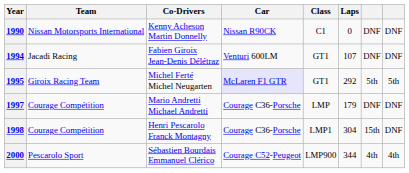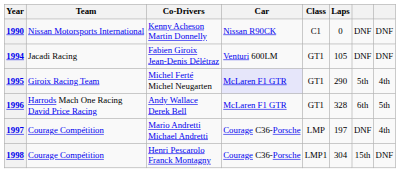(350, 56) 107 -> (341, 56) 105
(350, 81) 292 -> (341, 81) 290
(394, 81) 5th -> (384, 81) 4th
+ row: (15, 106)
(350, 106) 179 -> (341, 131) 197
(394, 106) DNF -> (384, 131) 4th
- row: (15, 156)
